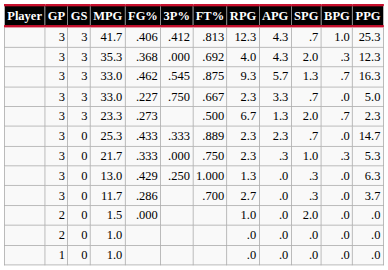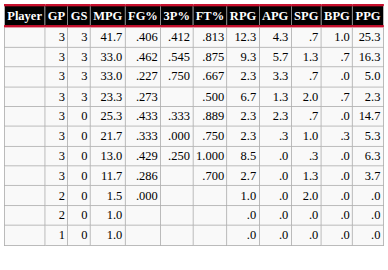- row: (62, 57)
(248, 175) 1.3 -> (248, 156) 8.5
(314, 195) .3 -> (311, 175) 1.3
